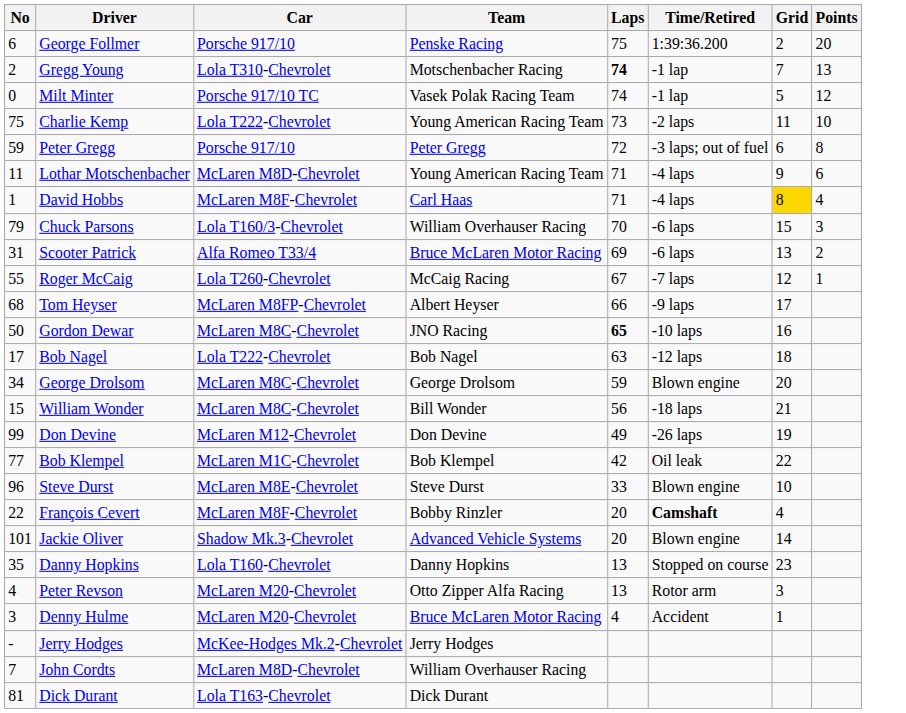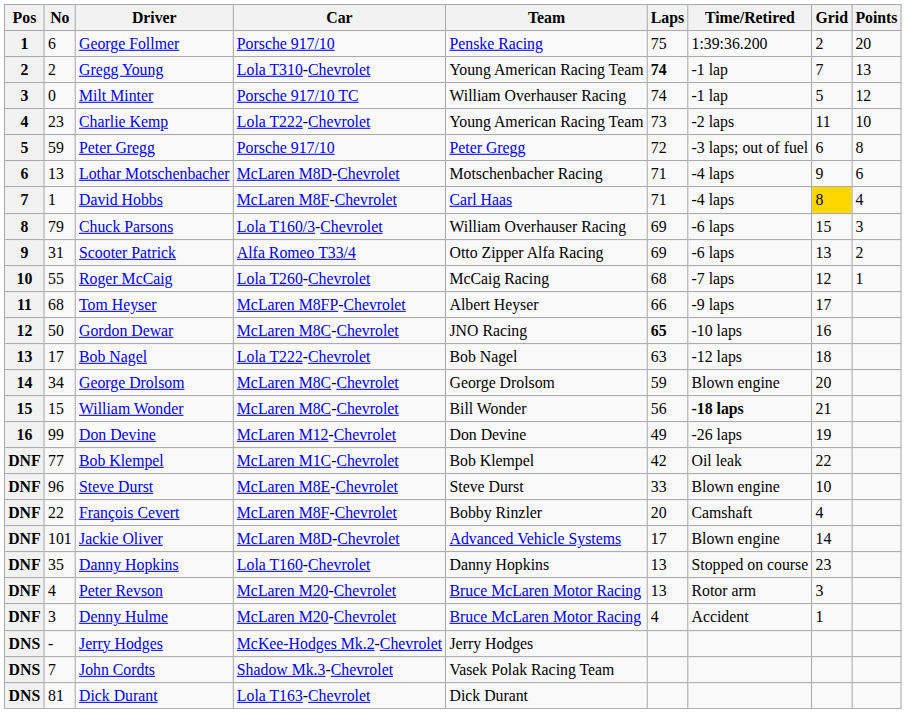+ column: (24, 17)
(486, 69) Motschenbacher Racing -> (546, 69) Young American Racing Team
(492, 95) Vasek Polak Racing Team -> (538, 95) William Overhauser Racing
(16, 121) 75 -> (56, 121) 23
(16, 174) 11 -> (56, 174) 13
(507, 174) Young American Racing Team -> (526, 174) Motschenbacher Racing
(619, 226) 70 -> (659, 226) 69
(505, 252) Bruce McLaren Motor Racing -> (526, 252) Otto Zipper Alfa Racing
(619, 278) 67 -> (659, 278) 68
(677, 408) normal -> (718, 408) bold
(685, 512) bold -> (722, 512) normal
(275, 539) Shadow Mk.3-Chevrolet -> (318, 539) McLaren M8D-Chevrolet
(619, 539) 20 -> (659, 539) 17
(487, 591) Otto Zipper Alfa Racing -> (545, 591) Bruce McLaren Motor Racing
(278, 669) McLaren M8D-Chevrolet -> (315, 669) Shadow Mk.3-Chevrolet
(498, 669) William Overhauser Racing -> (532, 669) Vasek Polak Racing Team
